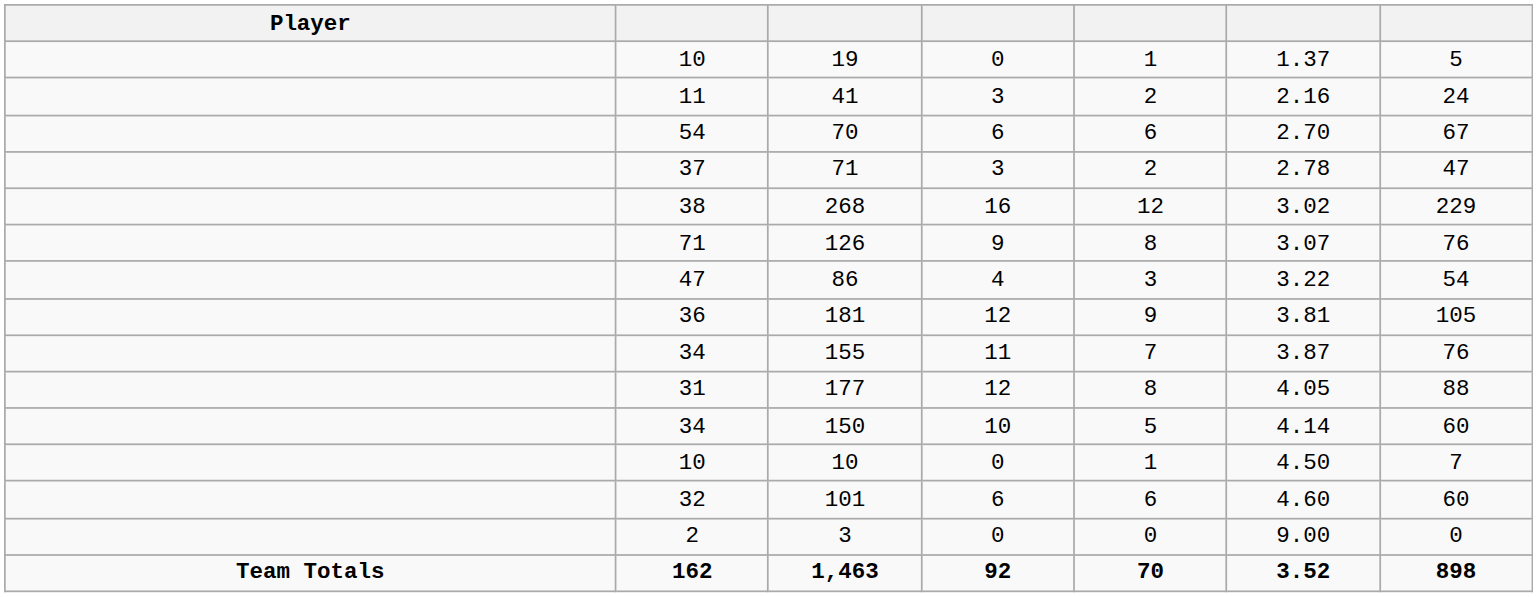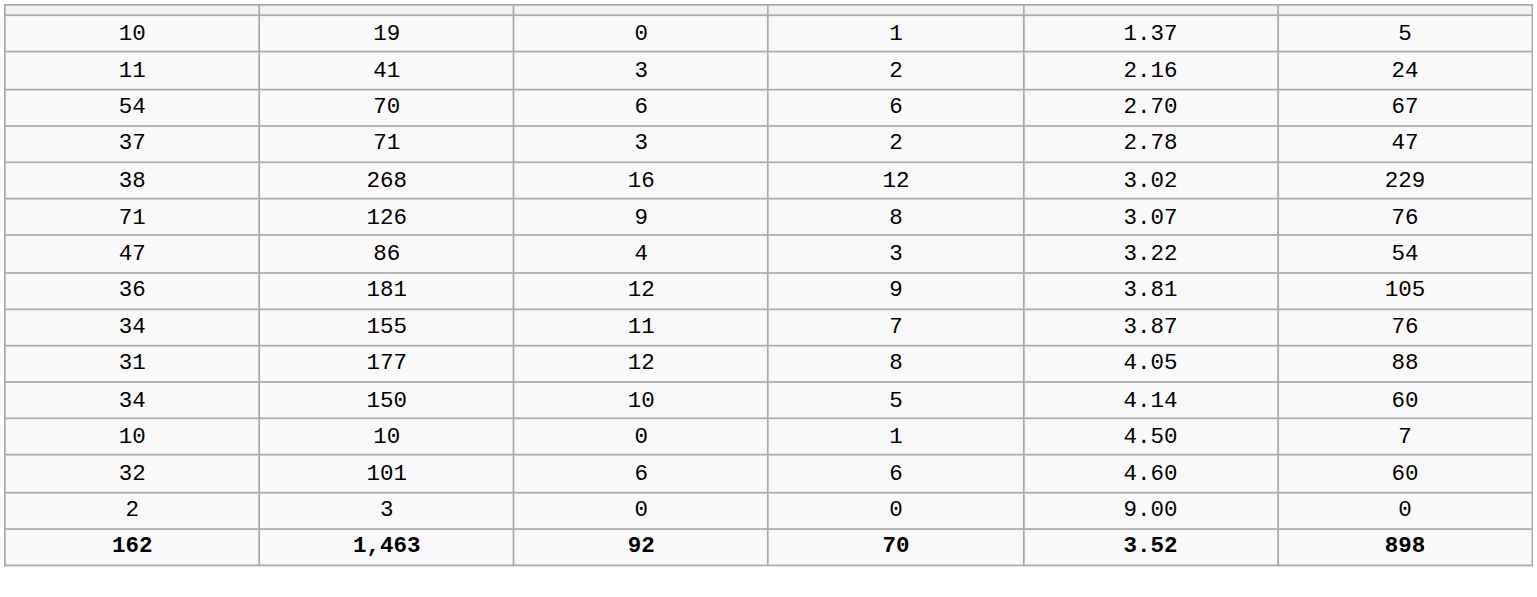- column: (310, 23)
